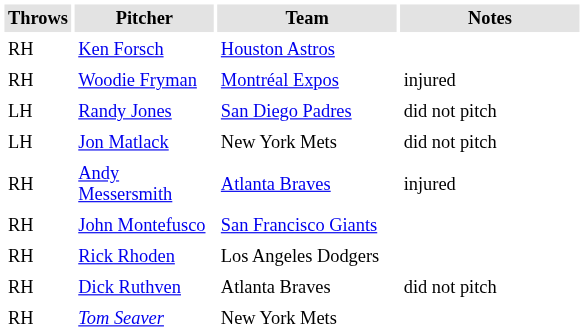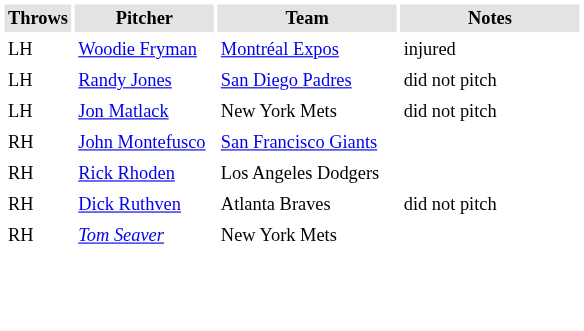- row: (121, 49)
(21, 80) RH -> (20, 49) LH
- row: (125, 183)
